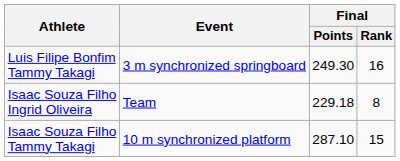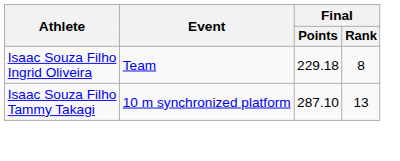- row: (62, 65)
(376, 139) 15 -> (361, 102) 13
